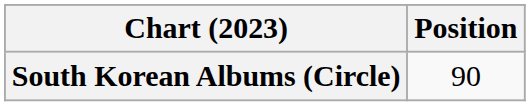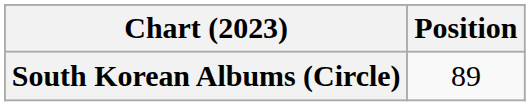(466, 75) 90 -> (466, 75) 89
